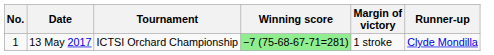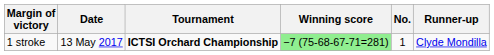columns swapped: (16, 19) <-> (378, 19)
(167, 42) normal -> (203, 42) bold
